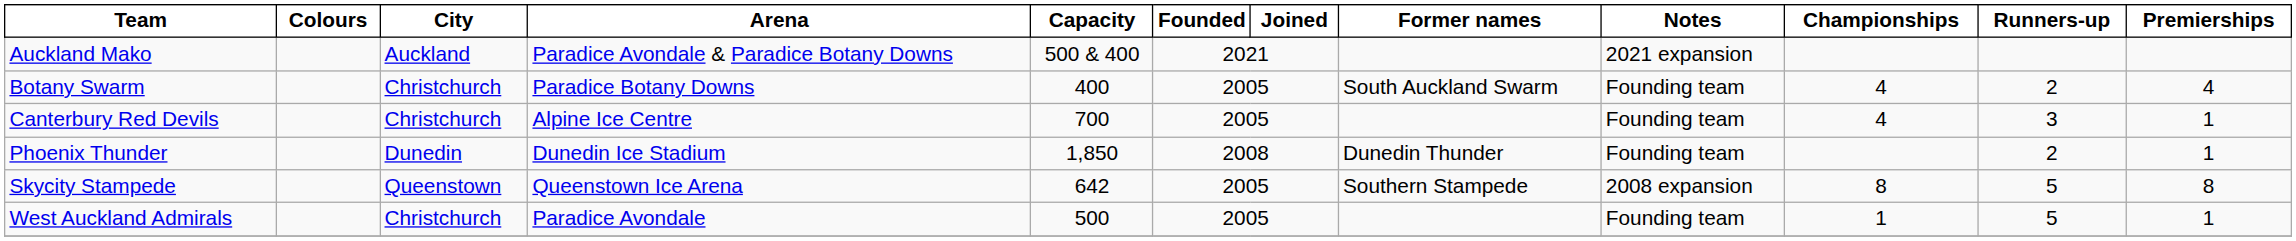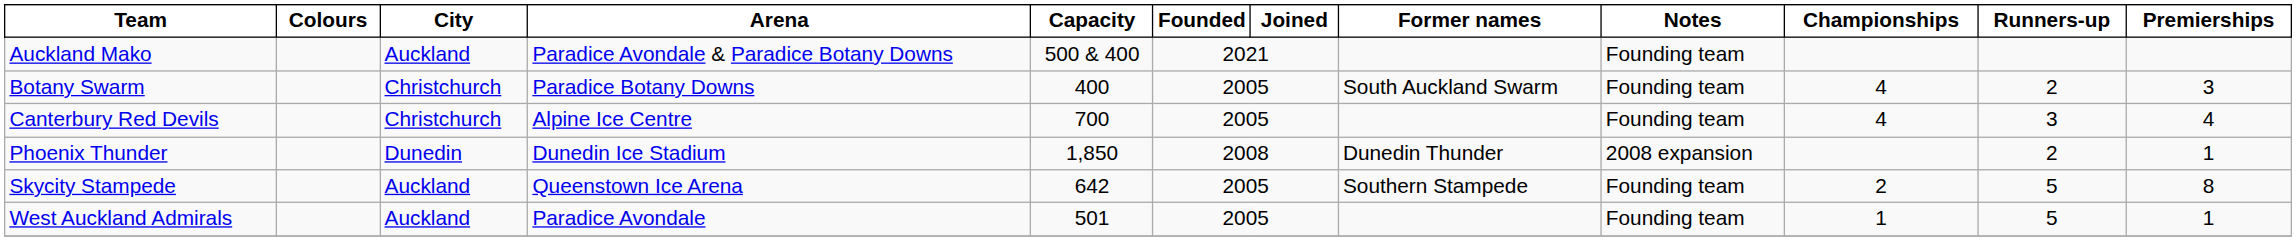(1679, 53) 2021 expansion -> (1675, 53) Founding team
(2209, 86) 4 -> (2209, 86) 3
(2209, 119) 1 -> (2209, 119) 4
(1675, 152) Founding team -> (1679, 152) 2008 expansion
(443, 185) Queenstown -> (427, 185) Auckland
(1679, 185) 2008 expansion -> (1675, 185) Founding team
(1881, 185) 8 -> (1881, 185) 2
(443, 218) Christchurch -> (427, 218) Auckland
(1092, 218) 500 -> (1092, 218) 501
